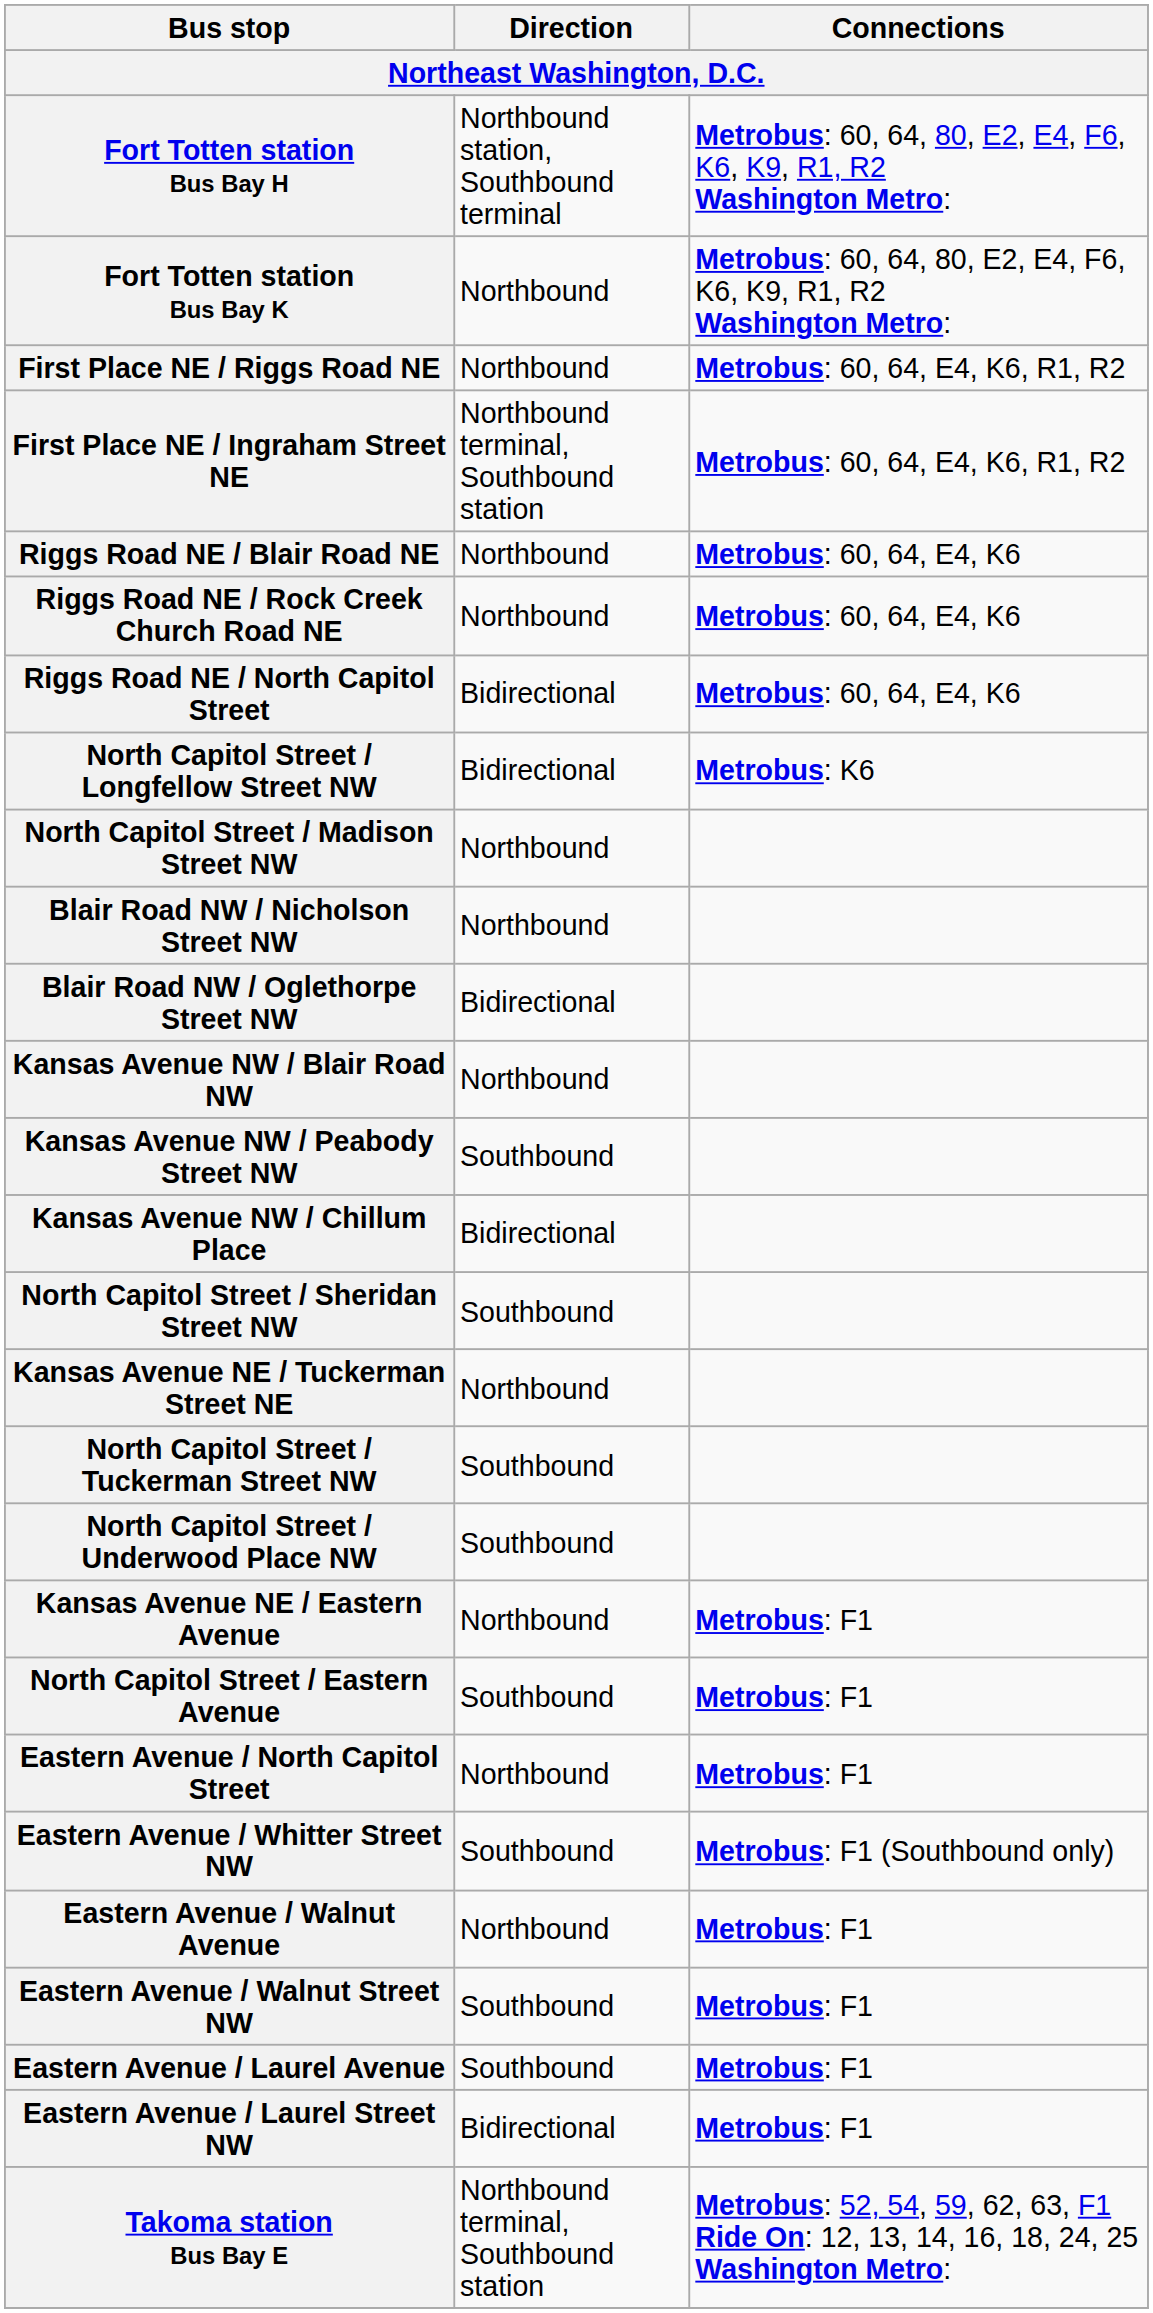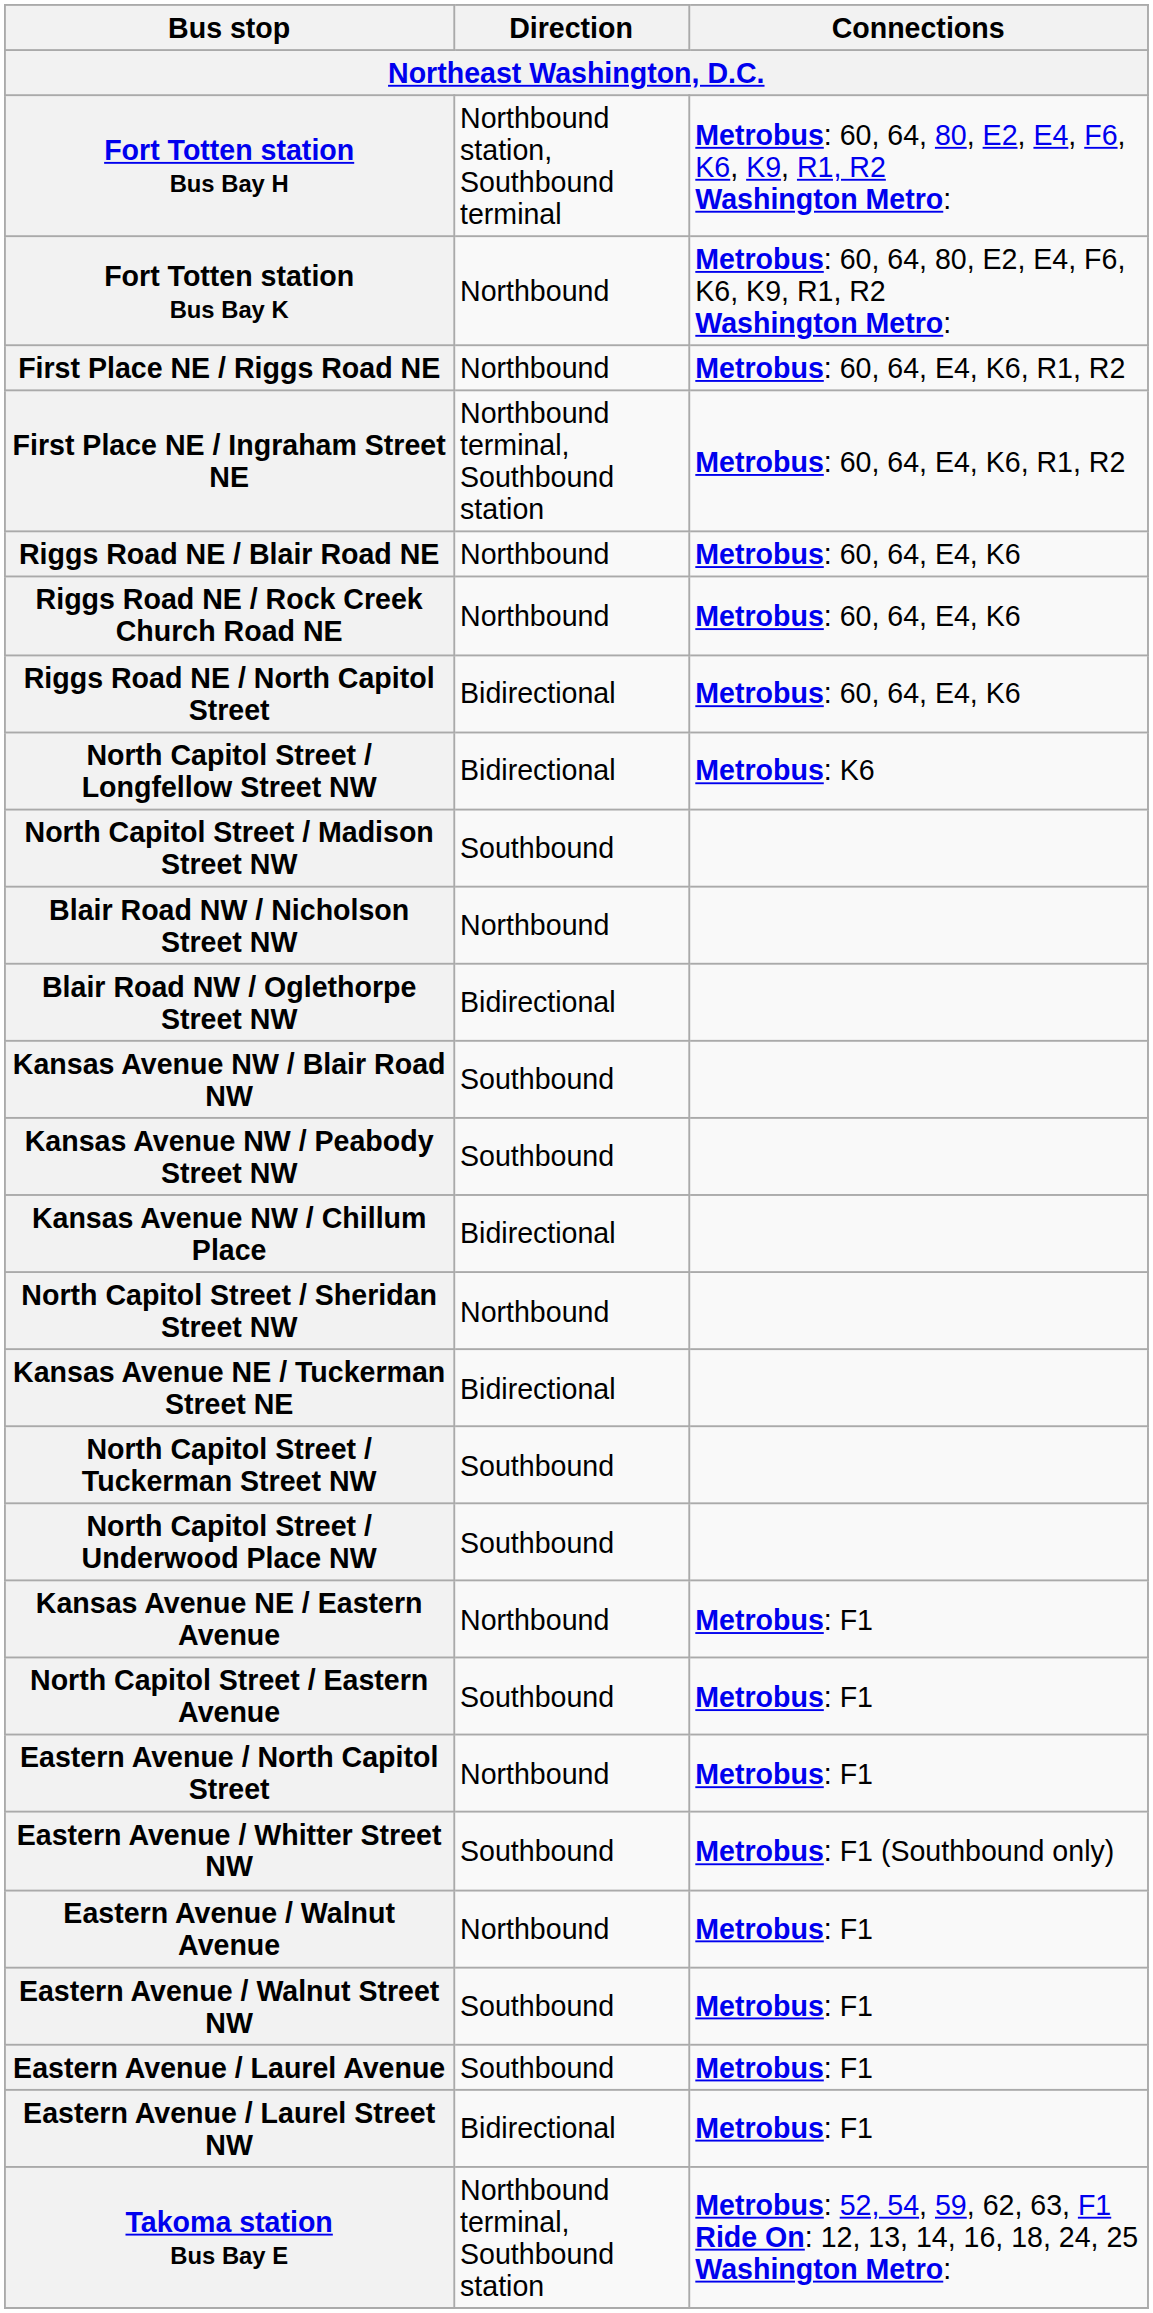(535, 848) Northbound -> (537, 848) Southbound
(535, 1079) Northbound -> (537, 1079) Southbound
(537, 1311) Southbound -> (535, 1311) Northbound
(535, 1388) Northbound -> (538, 1388) Bidirectional
